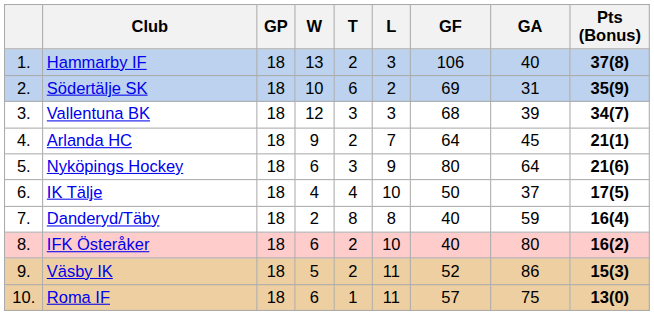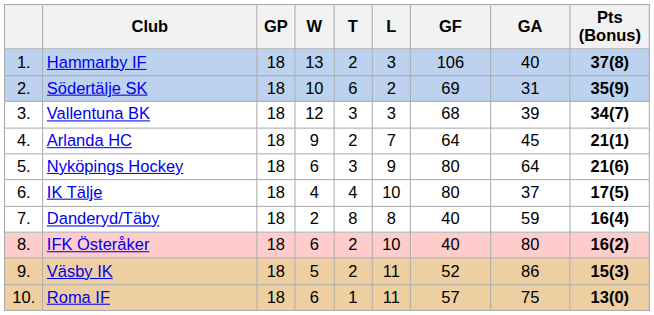(450, 192) 50 -> (450, 192) 80
